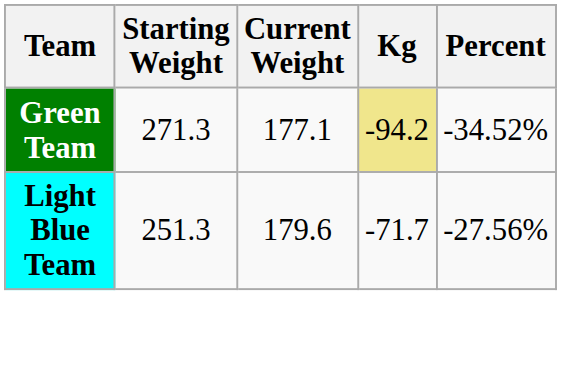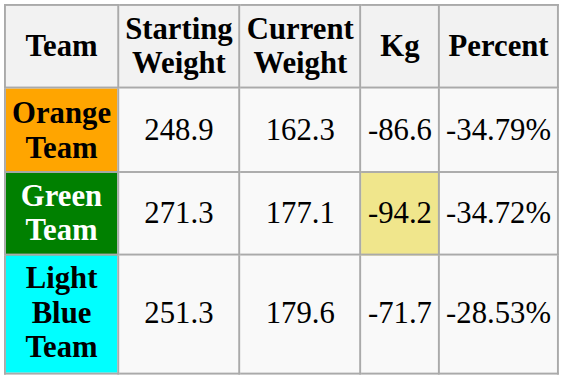+ row: (62, 129)
(496, 129) -34.52% -> (499, 212) -34.72%
(496, 229) -27.56% -> (499, 313) -28.53%
